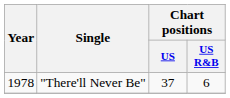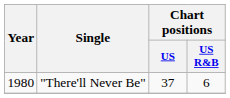(21, 82) 1978 -> (21, 82) 1980
